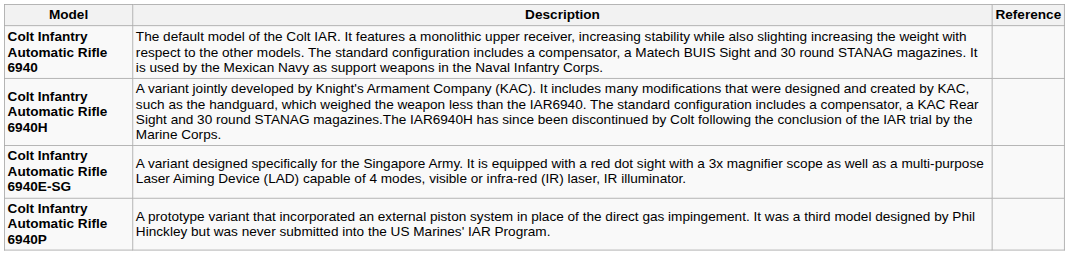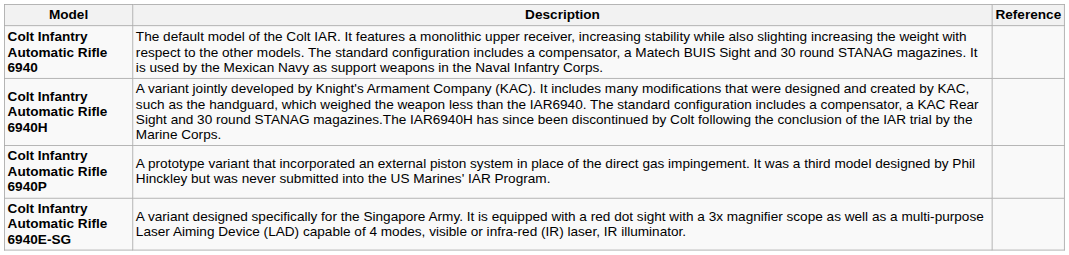rows swapped: (57, 223) <-> (57, 171)
